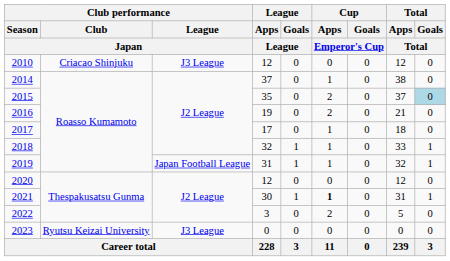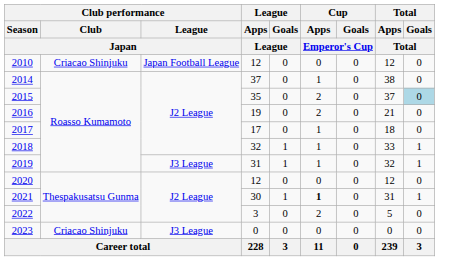(202, 63) J3 League -> (191, 63) Japan Football League
(202, 163) Japan Football League -> (191, 163) J3 League
(96, 230) Ryutsu Keizai University -> (91, 230) Criacao Shinjuku
